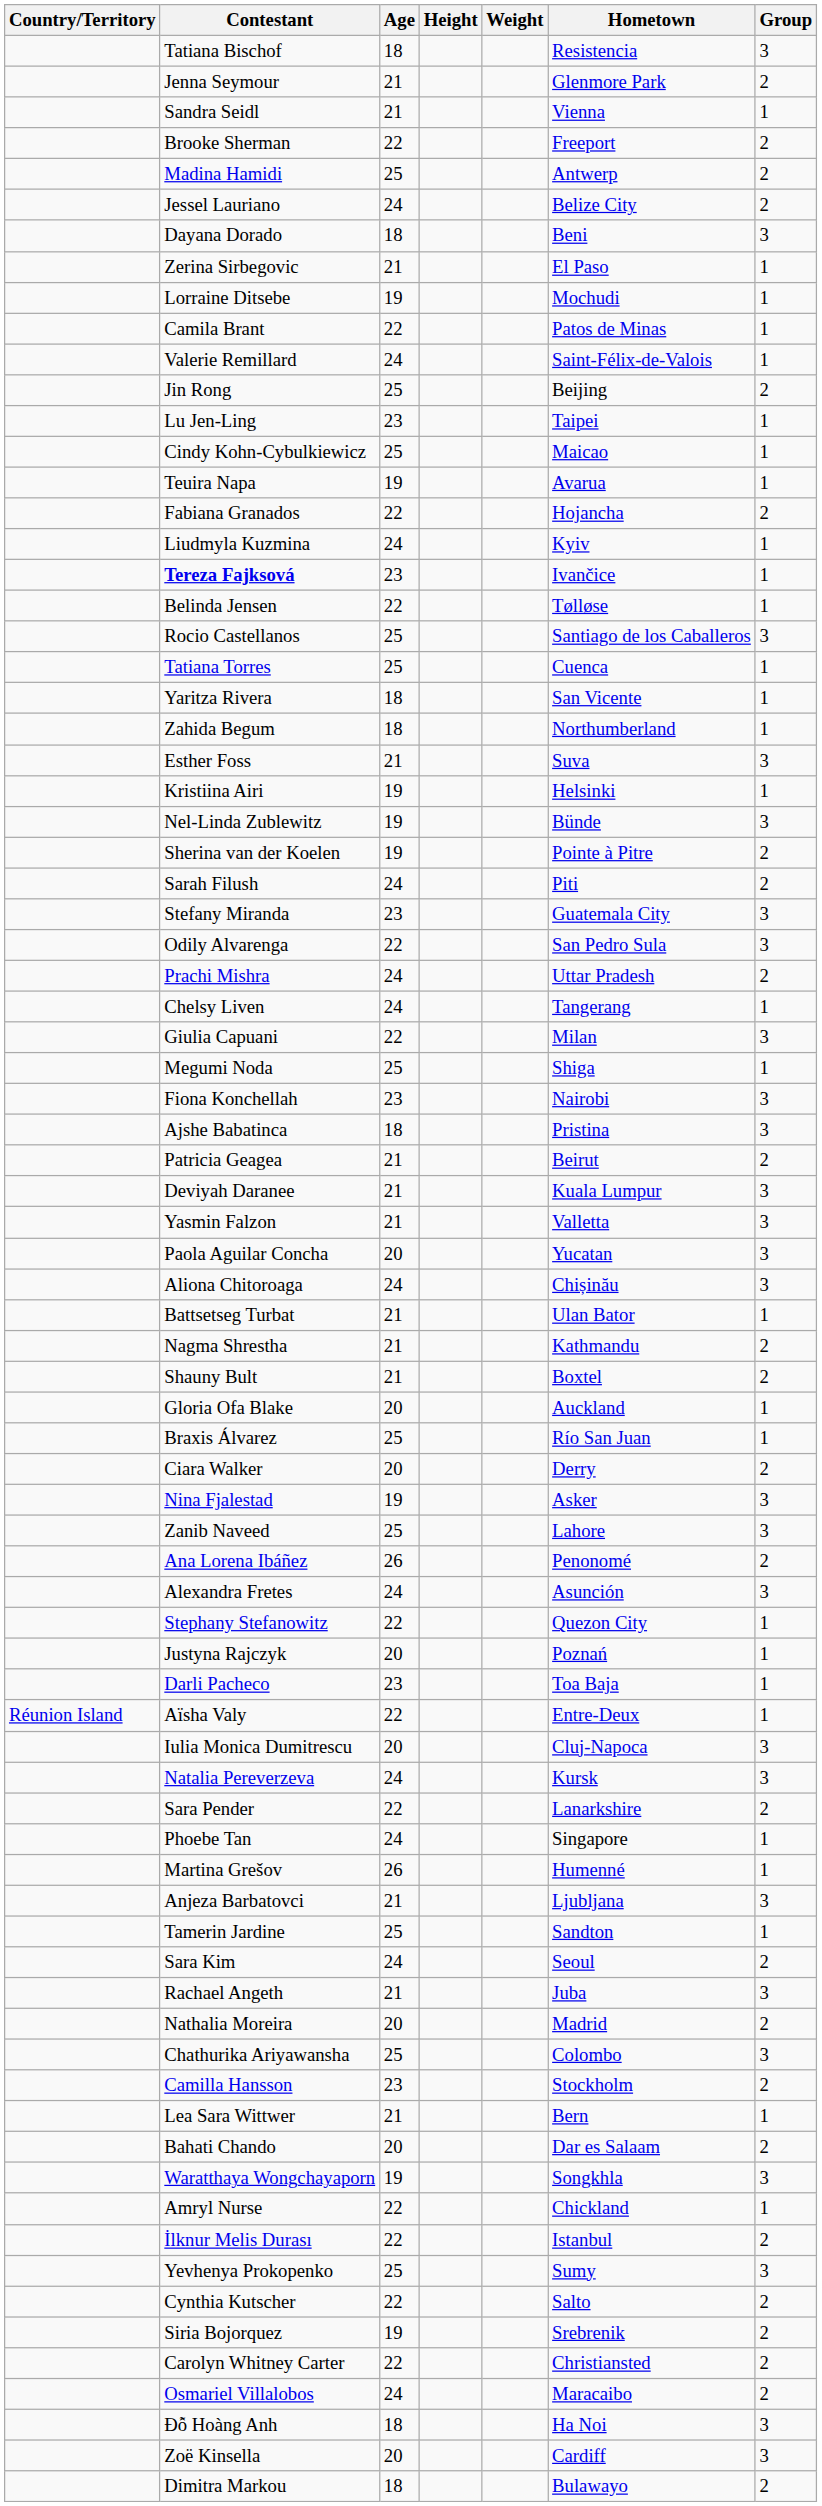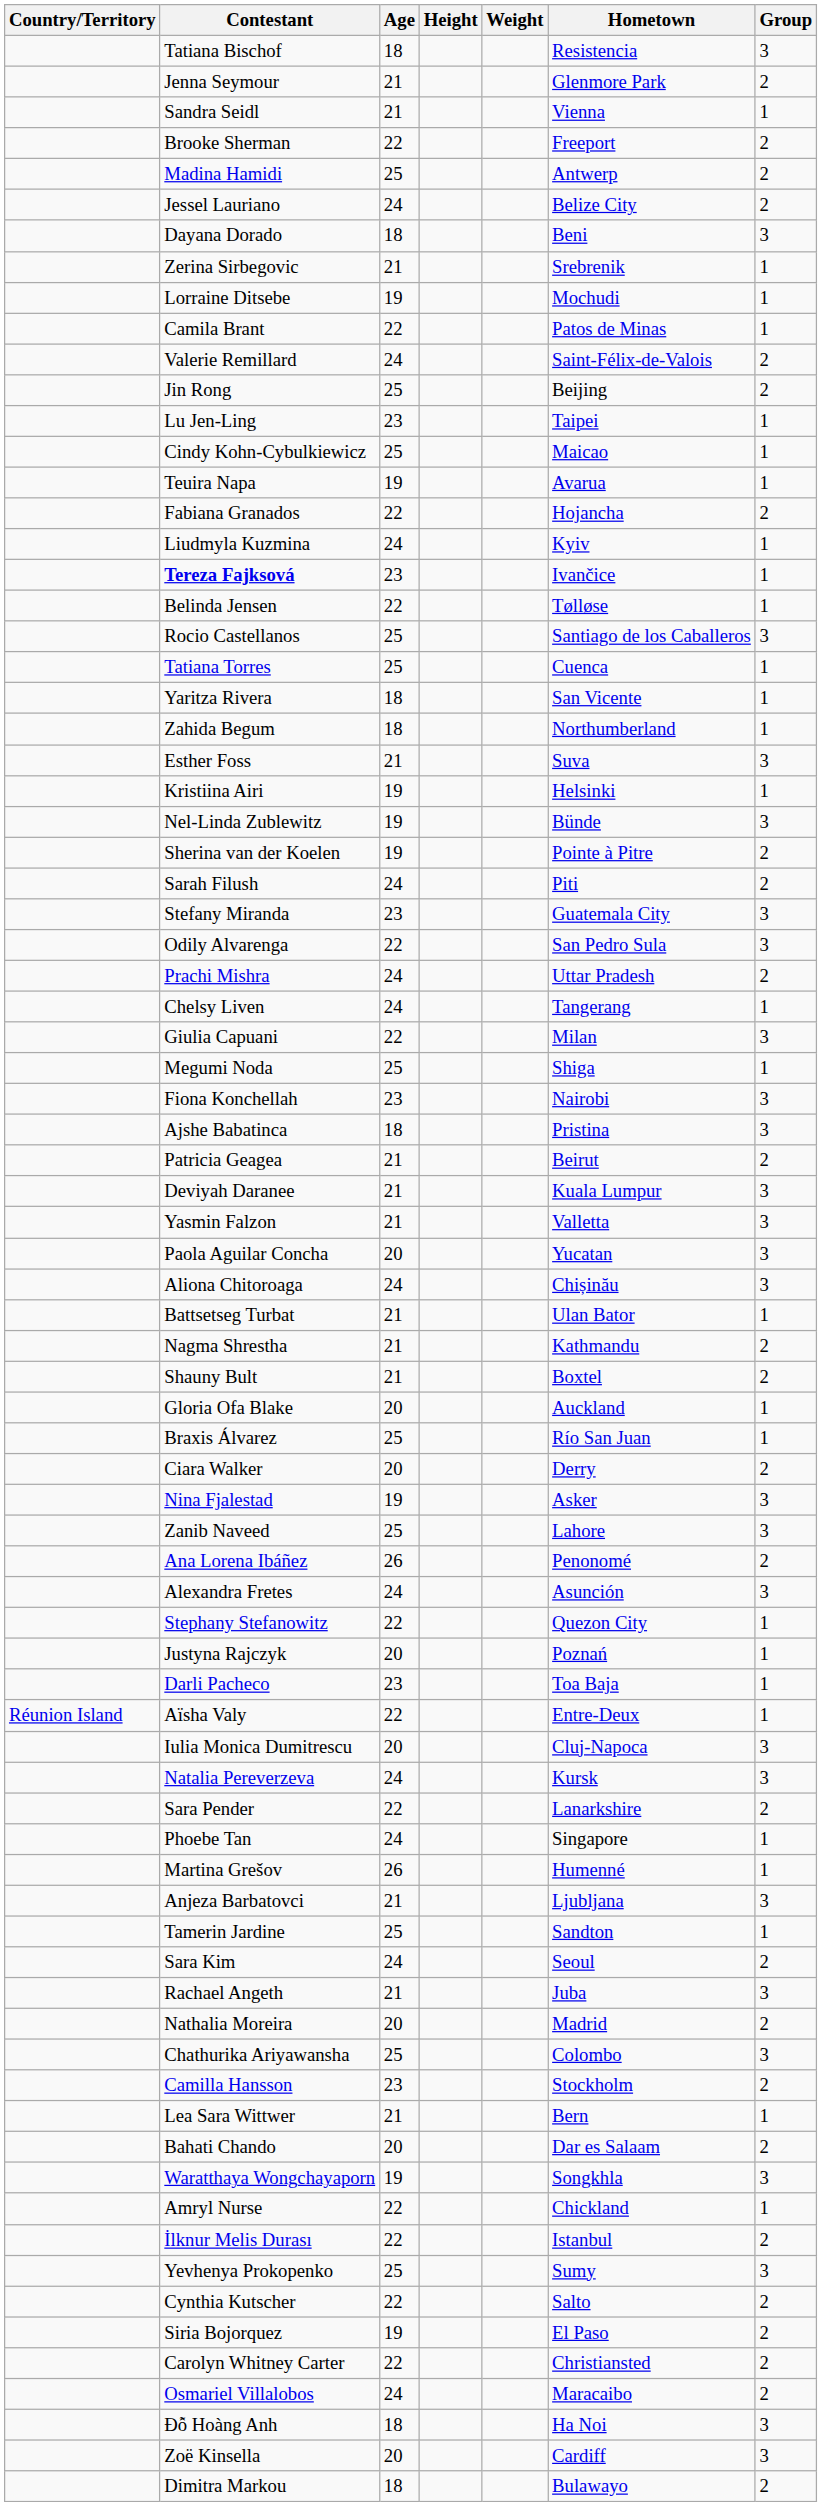(580, 266) El Paso -> (588, 266) Srebrenik
(764, 359) 1 -> (764, 359) 2
(588, 2332) Srebrenik -> (580, 2332) El Paso
